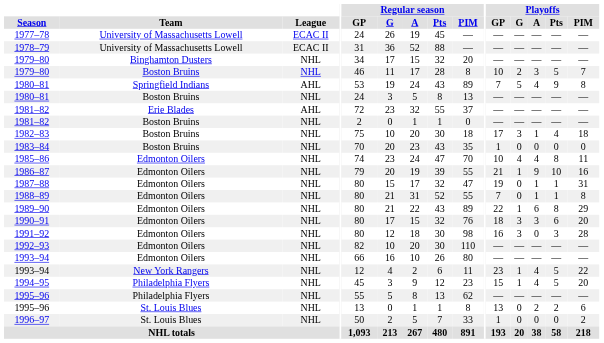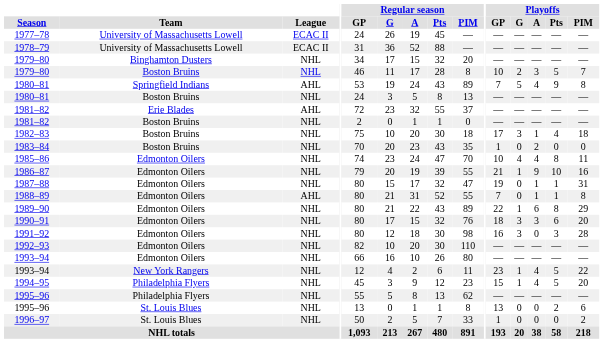(536, 146) 0 -> (536, 146) 2
(311, 196) NHL -> (311, 196) AHL
(536, 307) 2 -> (536, 307) 0
